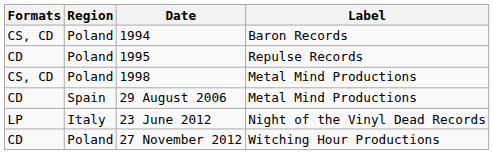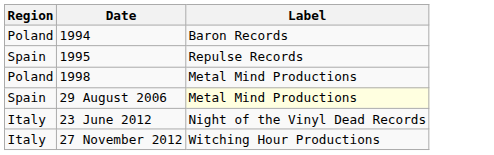- column: (34, 15)
(90, 56) Poland -> (27, 56) Spain
(333, 98) no background -> (273, 98) lightyellow background
(90, 139) Poland -> (27, 139) Italy
